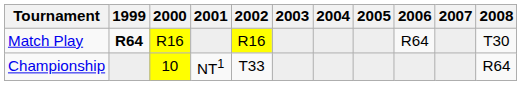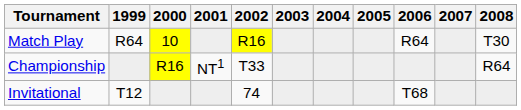(129, 40) bold -> (129, 40) normal
(170, 40) R16 -> (170, 40) 10
(170, 66) 10 -> (170, 66) R16
+ row: (44, 92)
